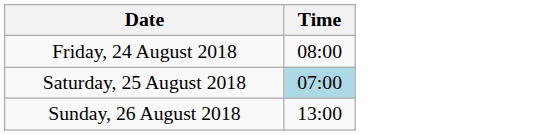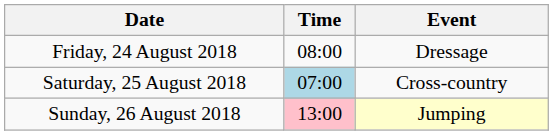+ column: (452, 20)
(320, 113) no background -> (320, 113) pink background
